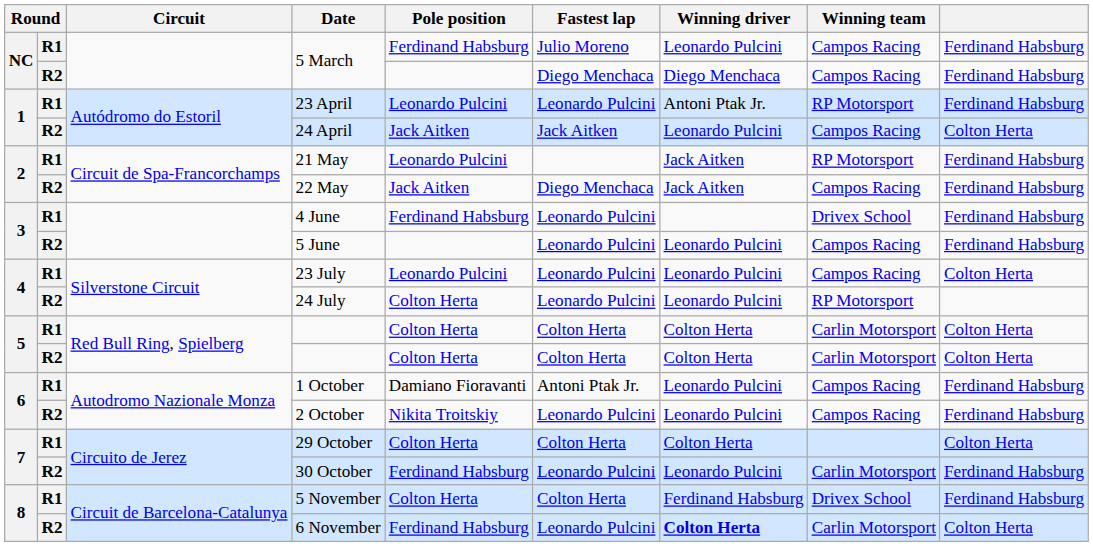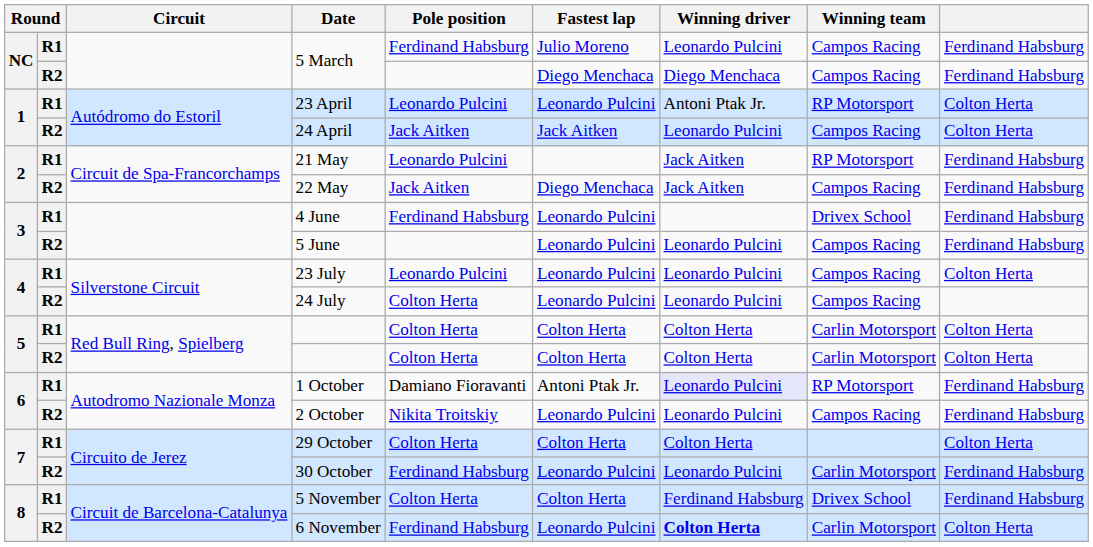(1014, 103) Ferdinand Habsburg -> (989, 103) Colton Herta
(863, 300) RP Motorsport -> (866, 300) Campos Racing
(723, 385) no background -> (723, 385) lavender background
(866, 385) Campos Racing -> (863, 385) RP Motorsport
